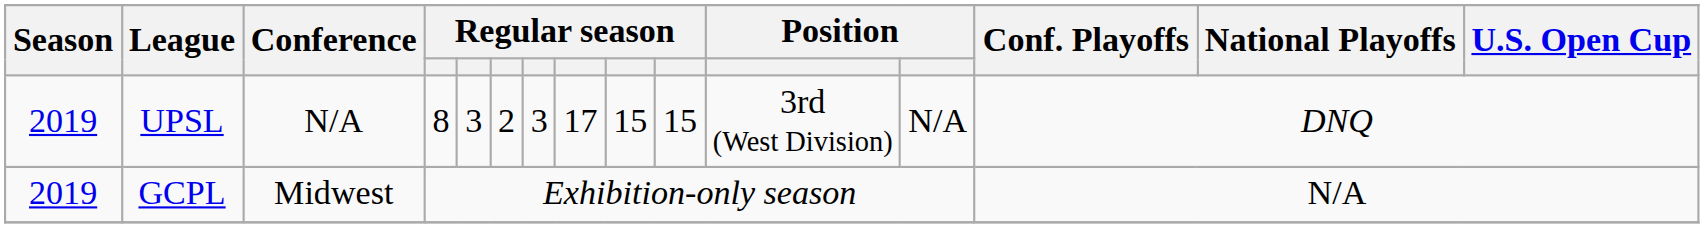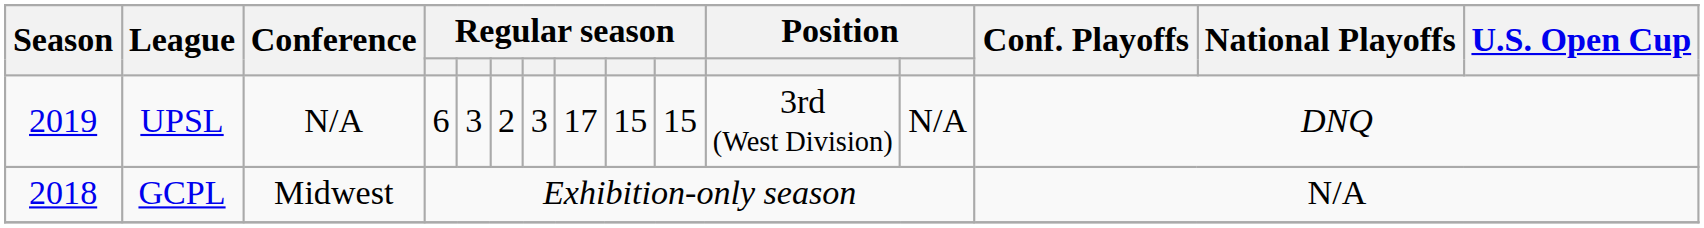(441, 120) 8 -> (441, 120) 6
(63, 193) 2019 -> (63, 193) 2018
